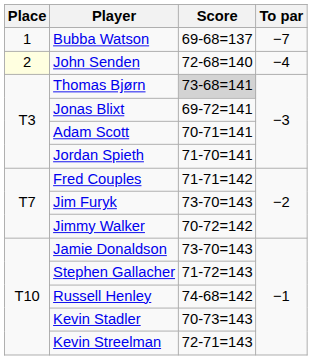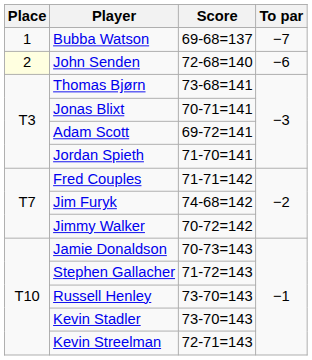(281, 62) −4 -> (281, 62) −6
(217, 86) lightgrey background -> (217, 86) no background
(217, 109) 69-72=141 -> (217, 109) 70-71=141
(217, 132) 70-71=141 -> (217, 132) 69-72=141
(217, 202) 73-70=143 -> (217, 202) 74-68=142
(217, 249) 73-70=143 -> (217, 249) 70-73=143
(217, 296) 74-68=142 -> (217, 296) 73-70=143
(217, 319) 70-73=143 -> (217, 319) 73-70=143
